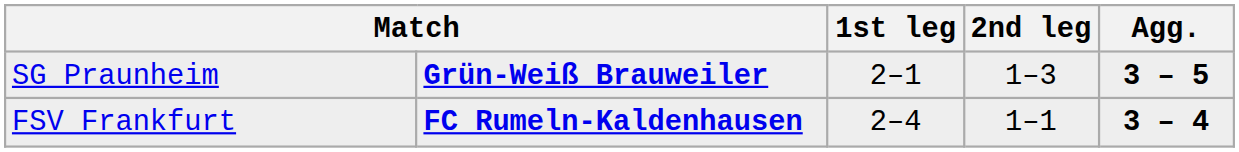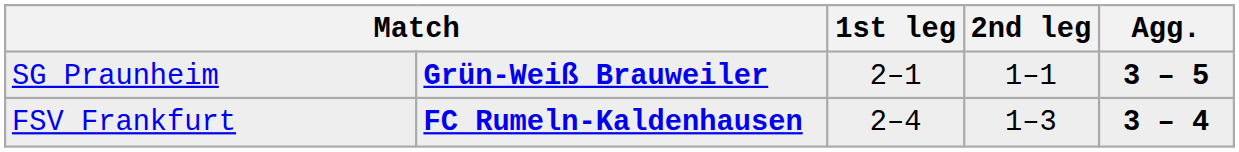(1031, 75) 1–3 -> (1031, 75) 1–1
(1031, 122) 1–1 -> (1031, 122) 1–3
